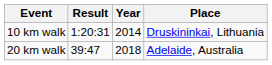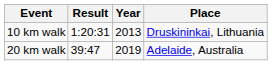(128, 32) 2014 -> (128, 32) 2013
(128, 50) 2018 -> (128, 50) 2019
